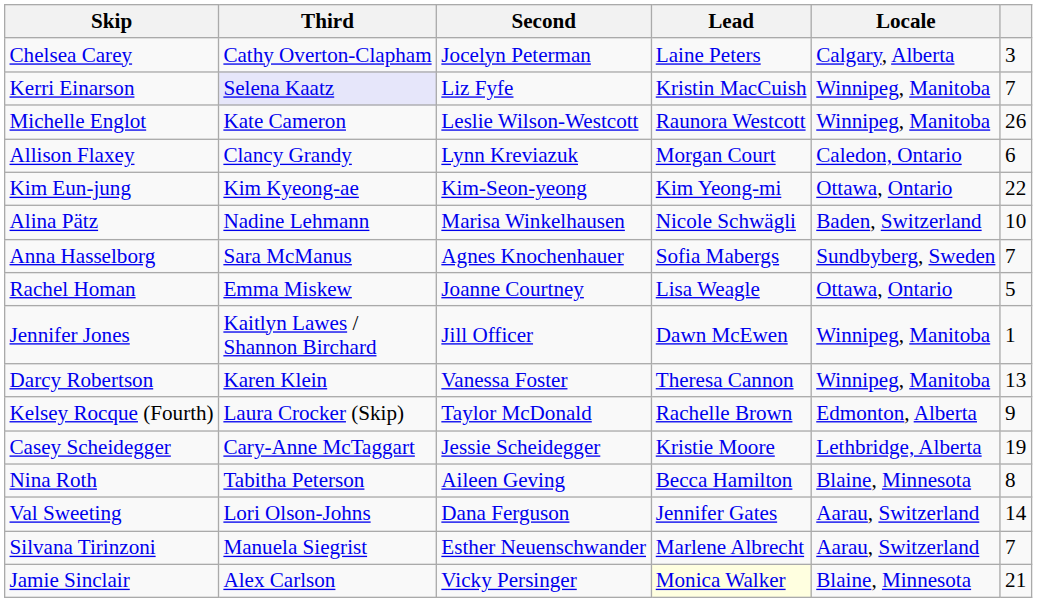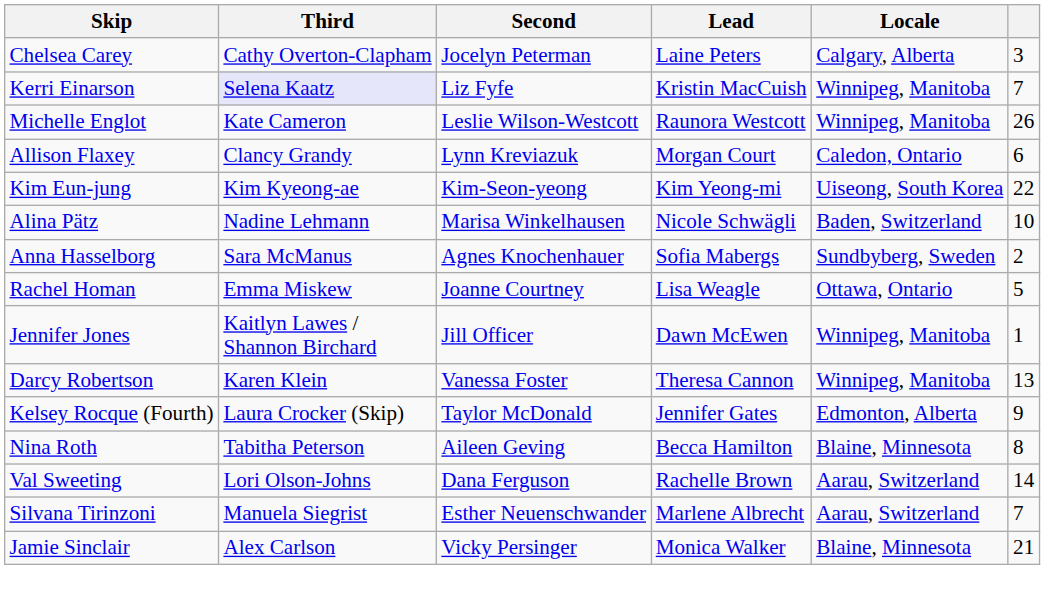(884, 188) Ottawa, Ontario -> (910, 188) Uiseong, South Korea
(1010, 255) 7 -> (1018, 255) 2
(724, 413) Rachelle Brown -> (716, 413) Jennifer Gates
- row: (90, 446)
(716, 513) Jennifer Gates -> (724, 480) Rachelle Brown
(721, 580) lightyellow background -> (721, 547) no background
